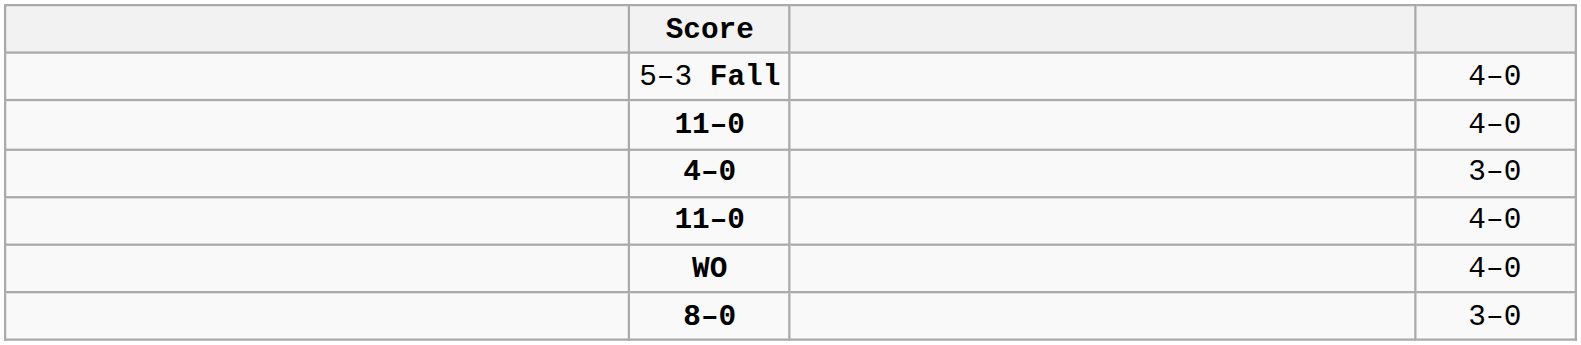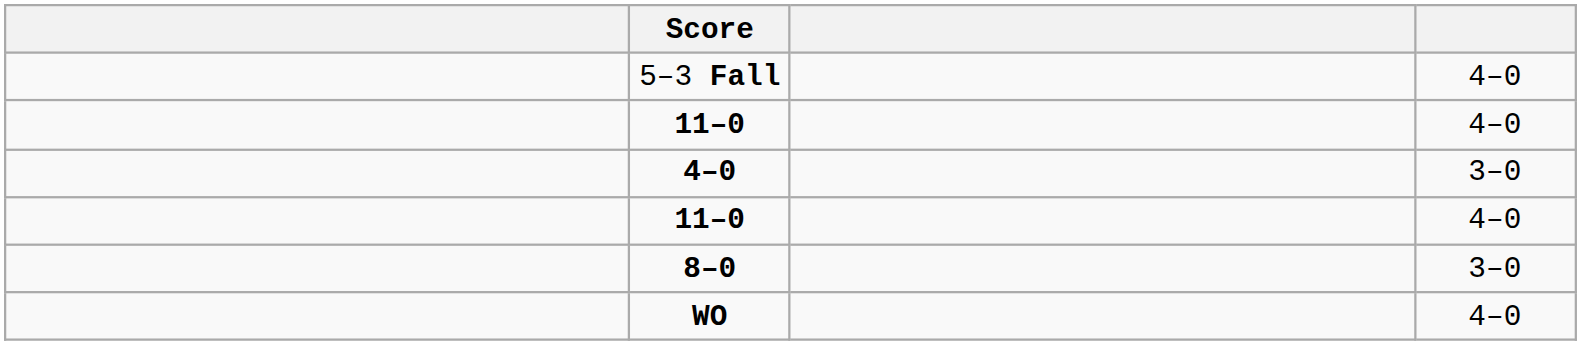rows swapped: (710, 316) <-> (710, 268)
